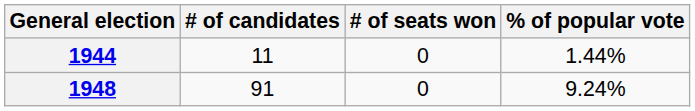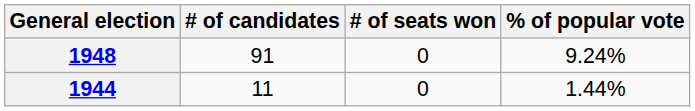rows swapped: (92, 55) <-> (92, 88)
